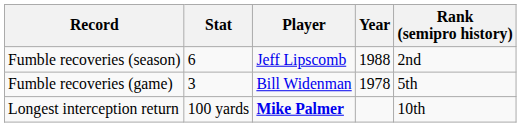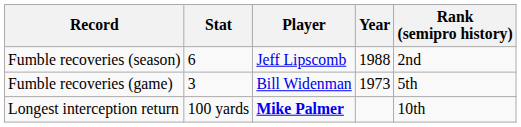(375, 84) 1978 -> (375, 84) 1973
